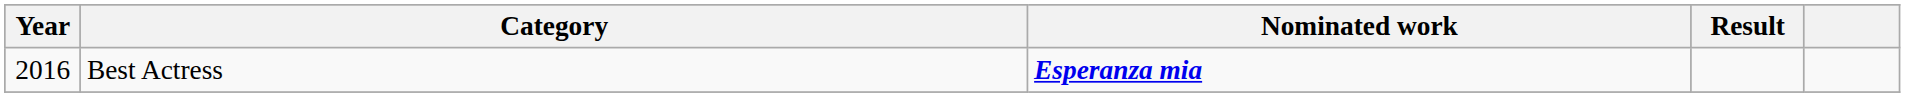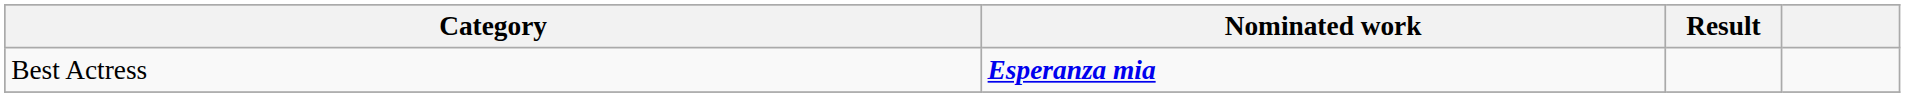- column: (43, 26)
